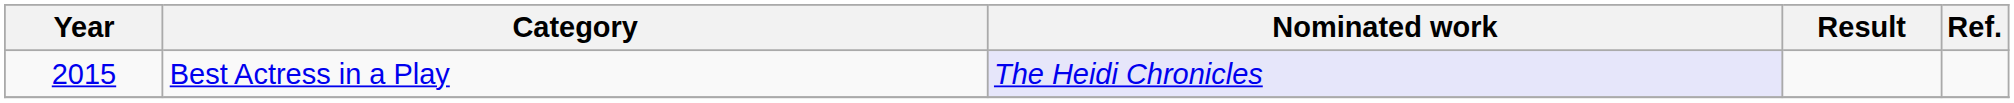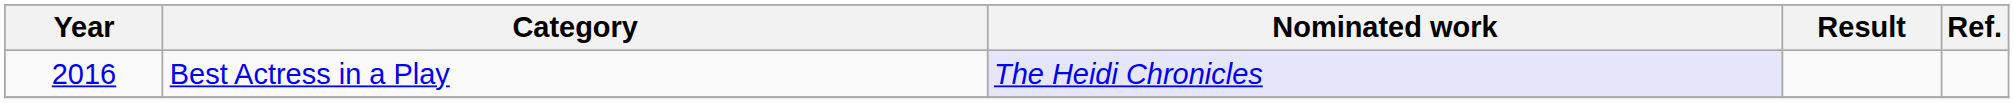(84, 73) 2015 -> (84, 73) 2016
